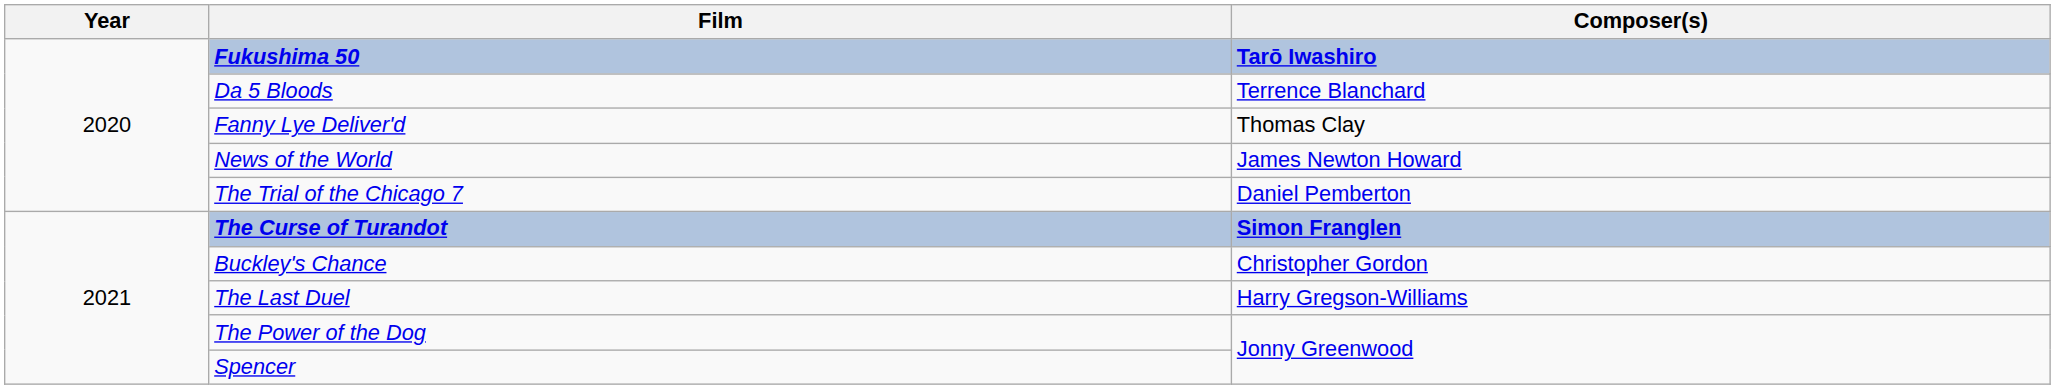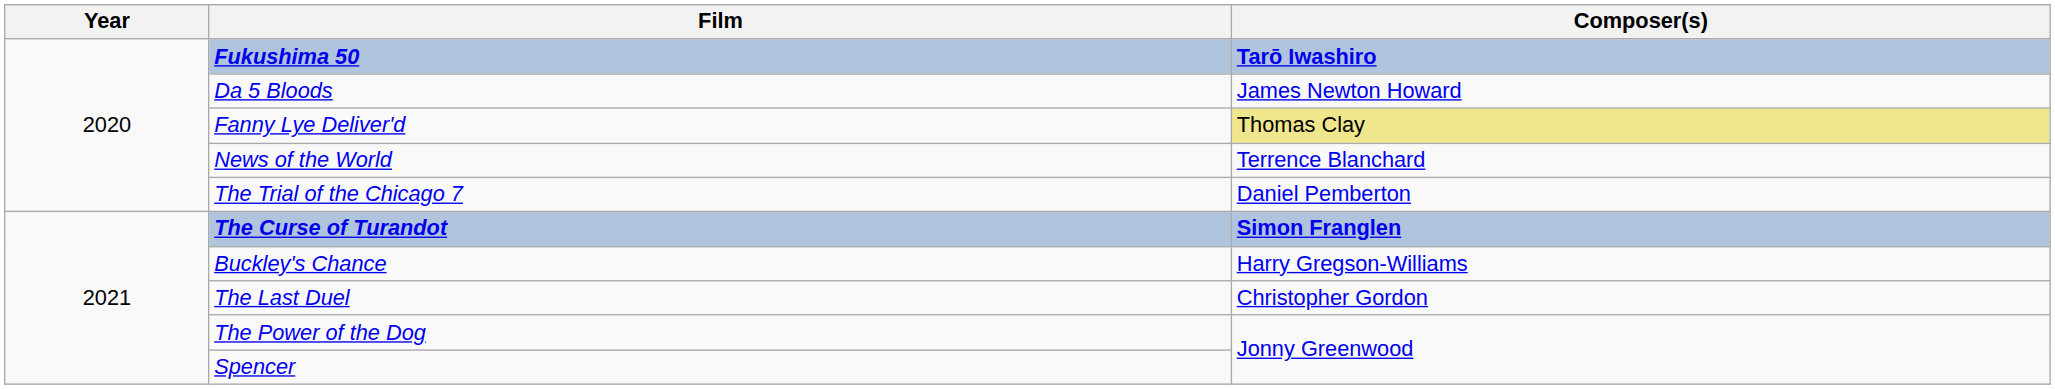(1331, 90) Terrence Blanchard -> (1349, 90) James Newton Howard
(1301, 125) no background -> (1301, 125) khaki background
(1349, 159) James Newton Howard -> (1331, 159) Terrence Blanchard
(1332, 263) Christopher Gordon -> (1352, 263) Harry Gregson-Williams
(1352, 297) Harry Gregson-Williams -> (1332, 297) Christopher Gordon
